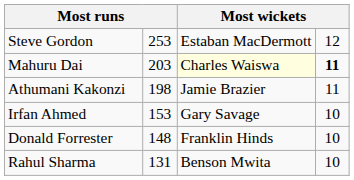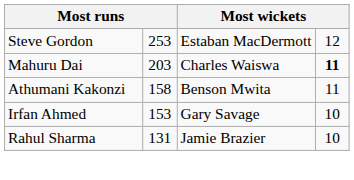(230, 65) lightyellow background -> (230, 65) no background
(160, 89) 198 -> (160, 89) 158
(223, 89) Jamie Brazier -> (226, 89) Benson Mwita
- row: (60, 138)
(226, 162) Benson Mwita -> (223, 138) Jamie Brazier
